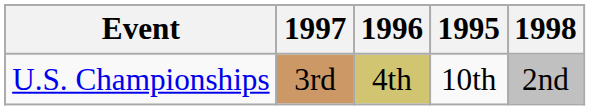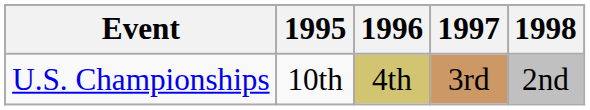columns swapped: (469, 29) <-> (315, 29)
